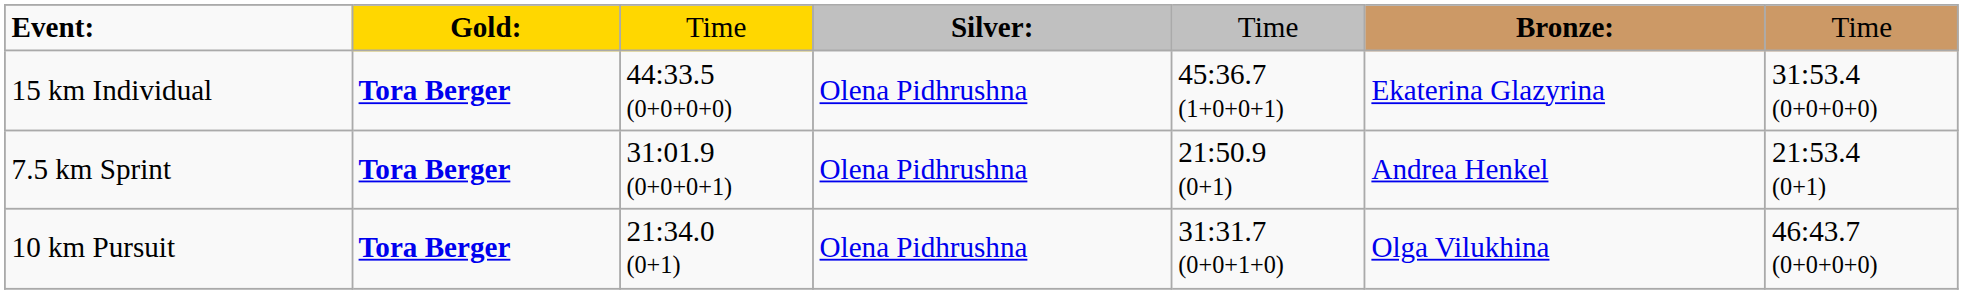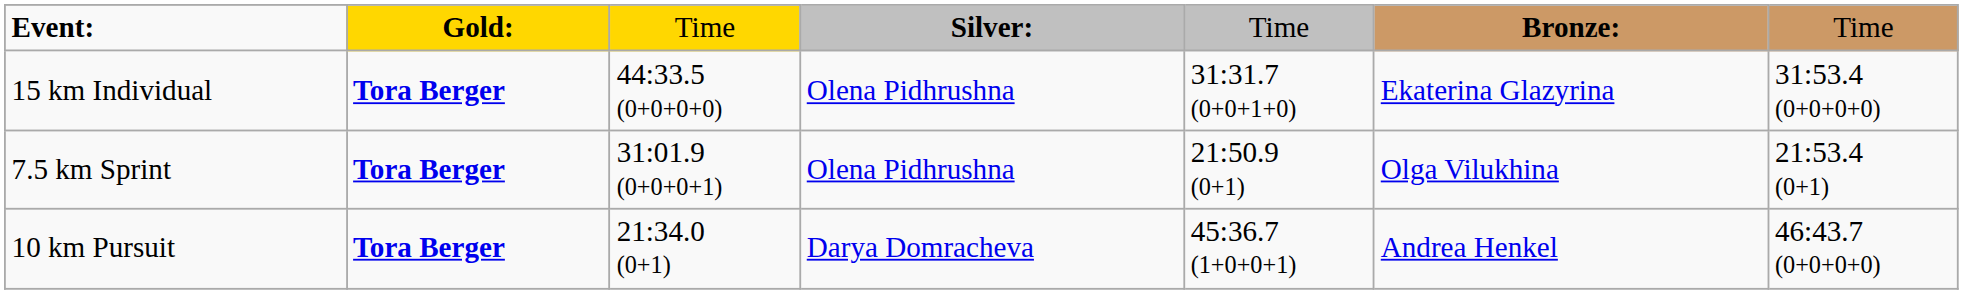(1231, 90) 45:36.7 (1+0+0+1) -> (1244, 90) 31:31.7 (0+0+1+0)
(1460, 169) Andrea Henkel -> (1470, 169) Olga Vilukhina
(923, 248) Olena Pidhrushna -> (920, 248) Darya Domracheva
(1231, 248) 31:31.7 (0+0+1+0) -> (1244, 248) 45:36.7 (1+0+0+1)
(1460, 248) Olga Vilukhina -> (1469, 248) Andrea Henkel
